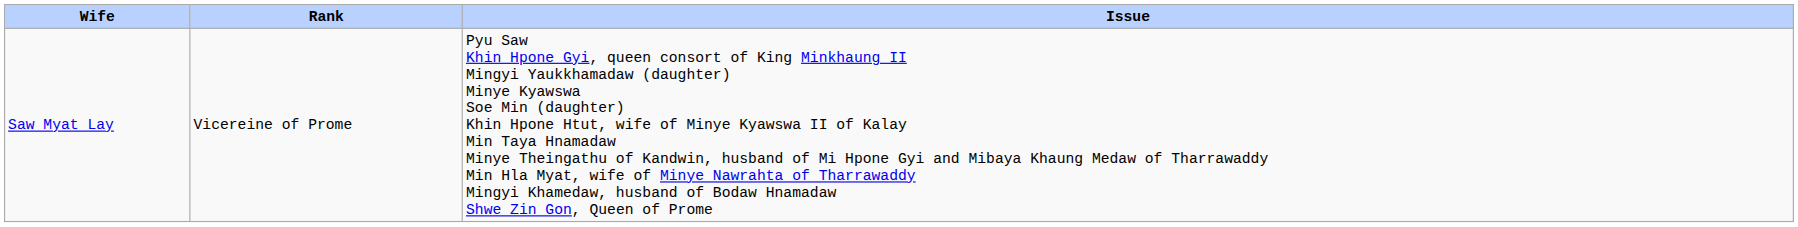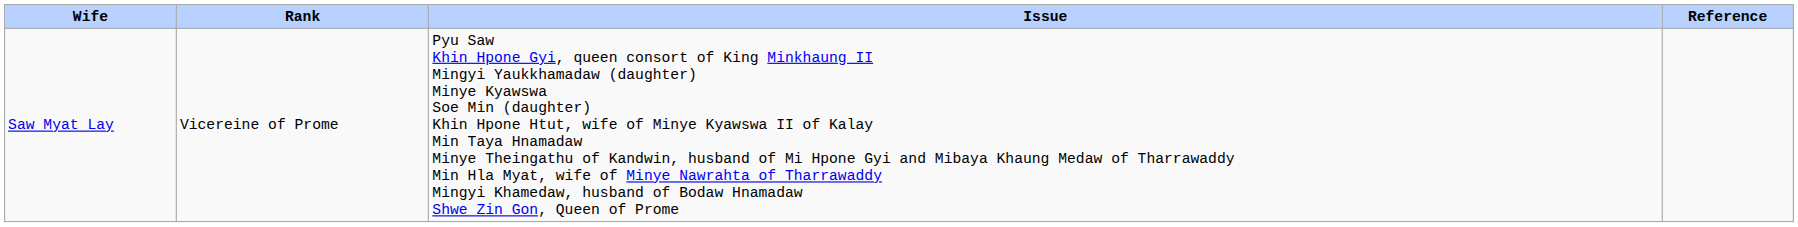+ column: (1728, 17)
